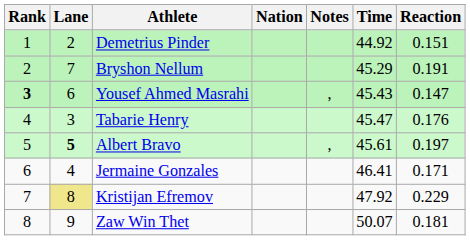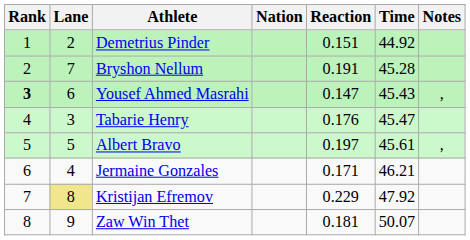columns swapped: (431, 17) <-> (330, 17)
(374, 68) 45.29 -> (397, 68) 45.28
(71, 145) bold -> (71, 145) normal
(374, 171) 46.41 -> (397, 171) 46.21
